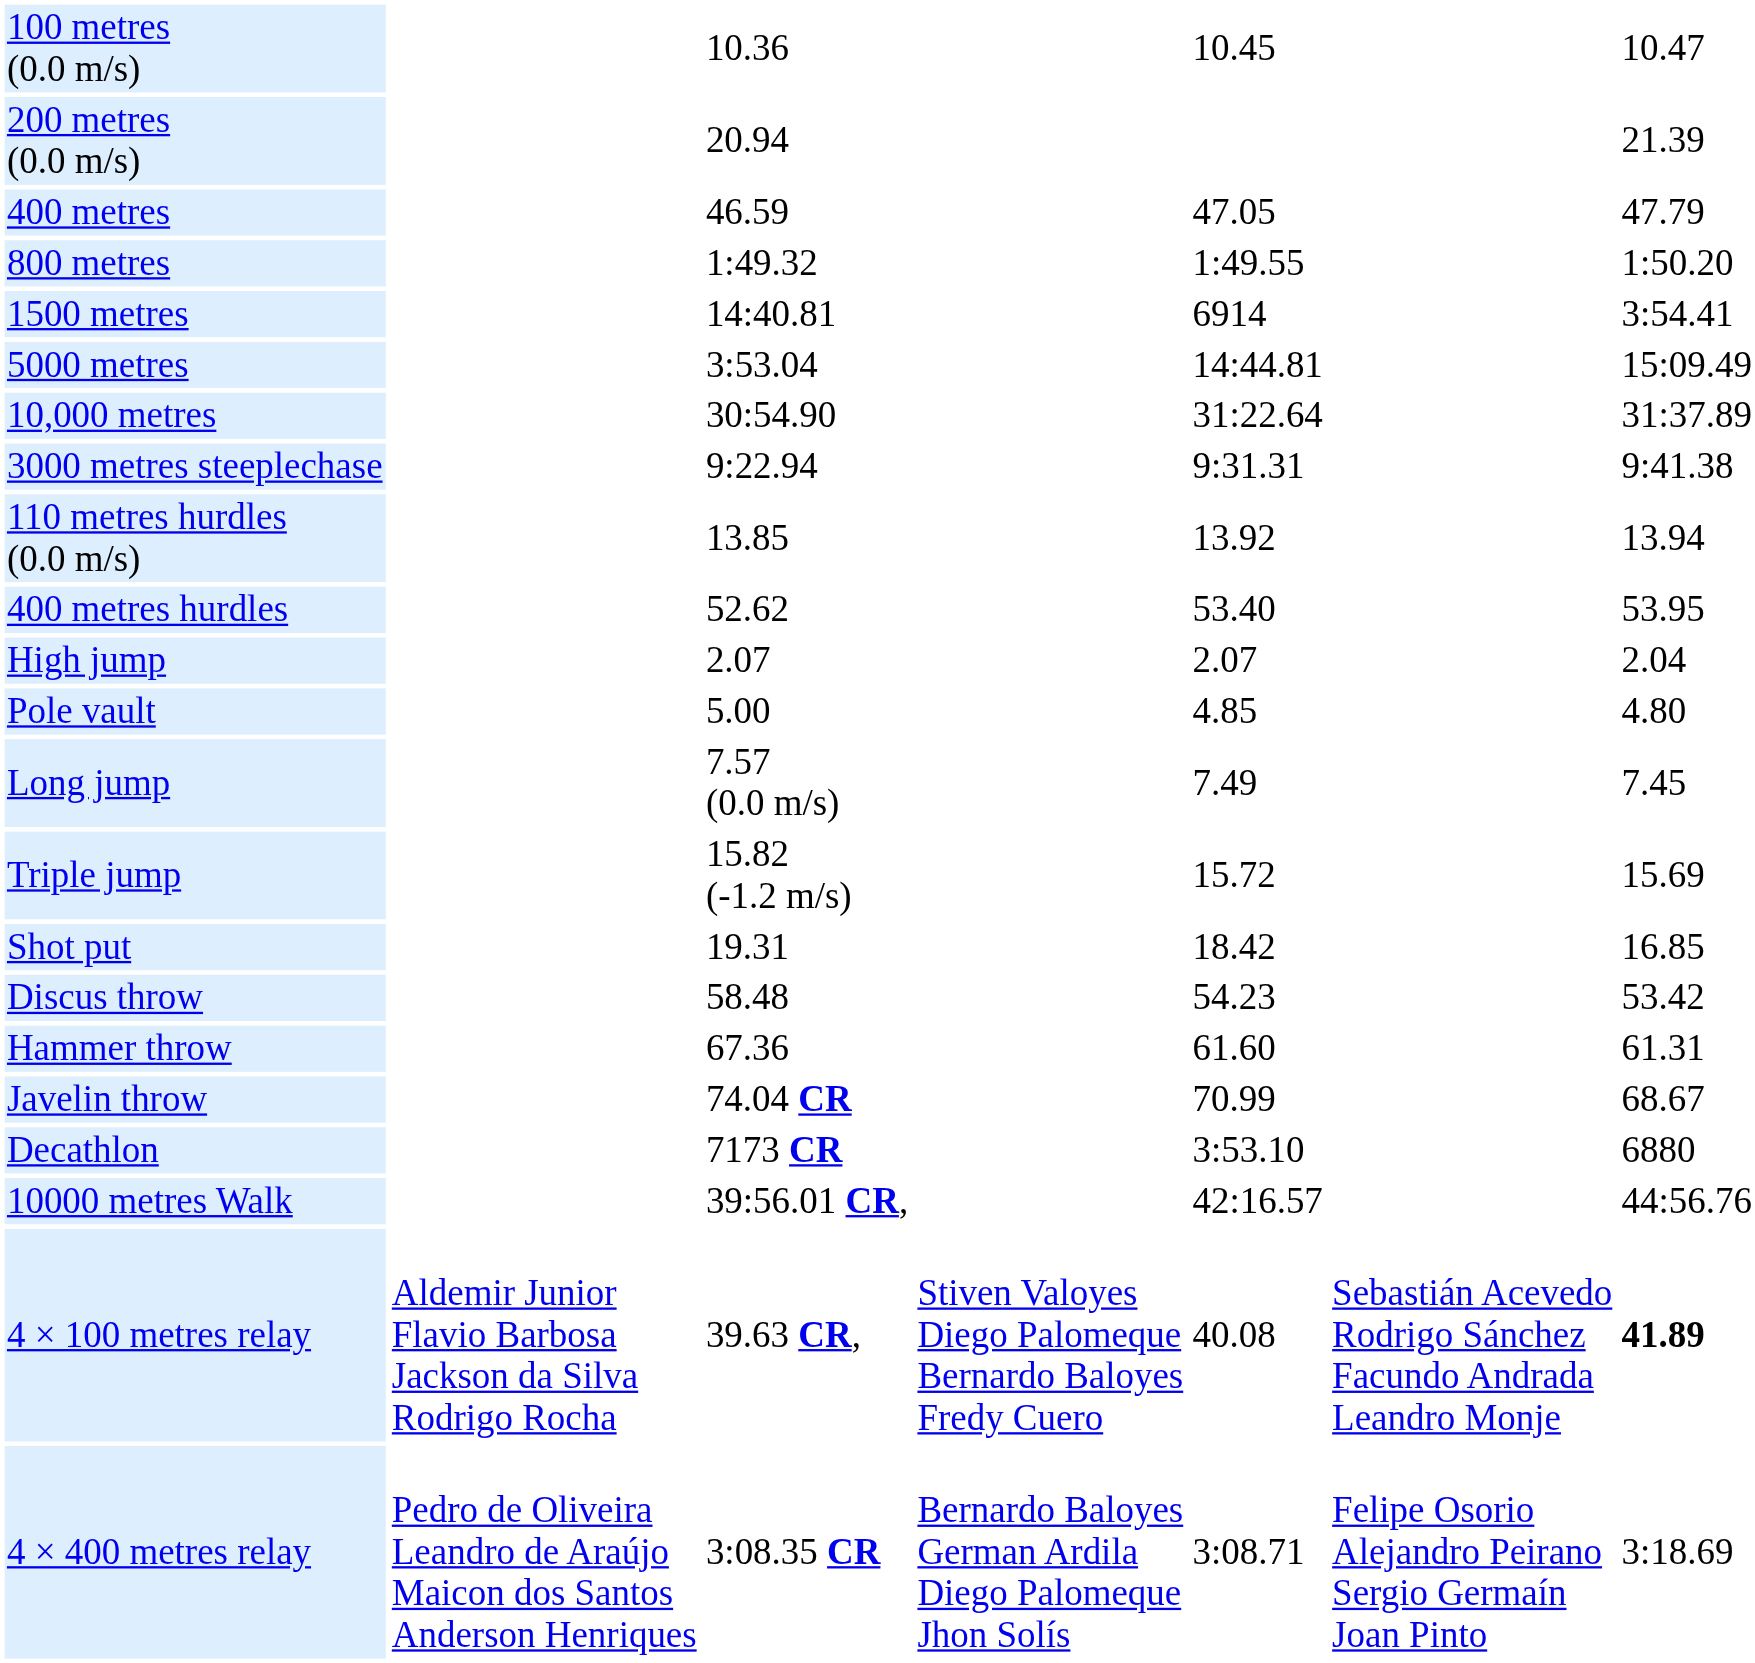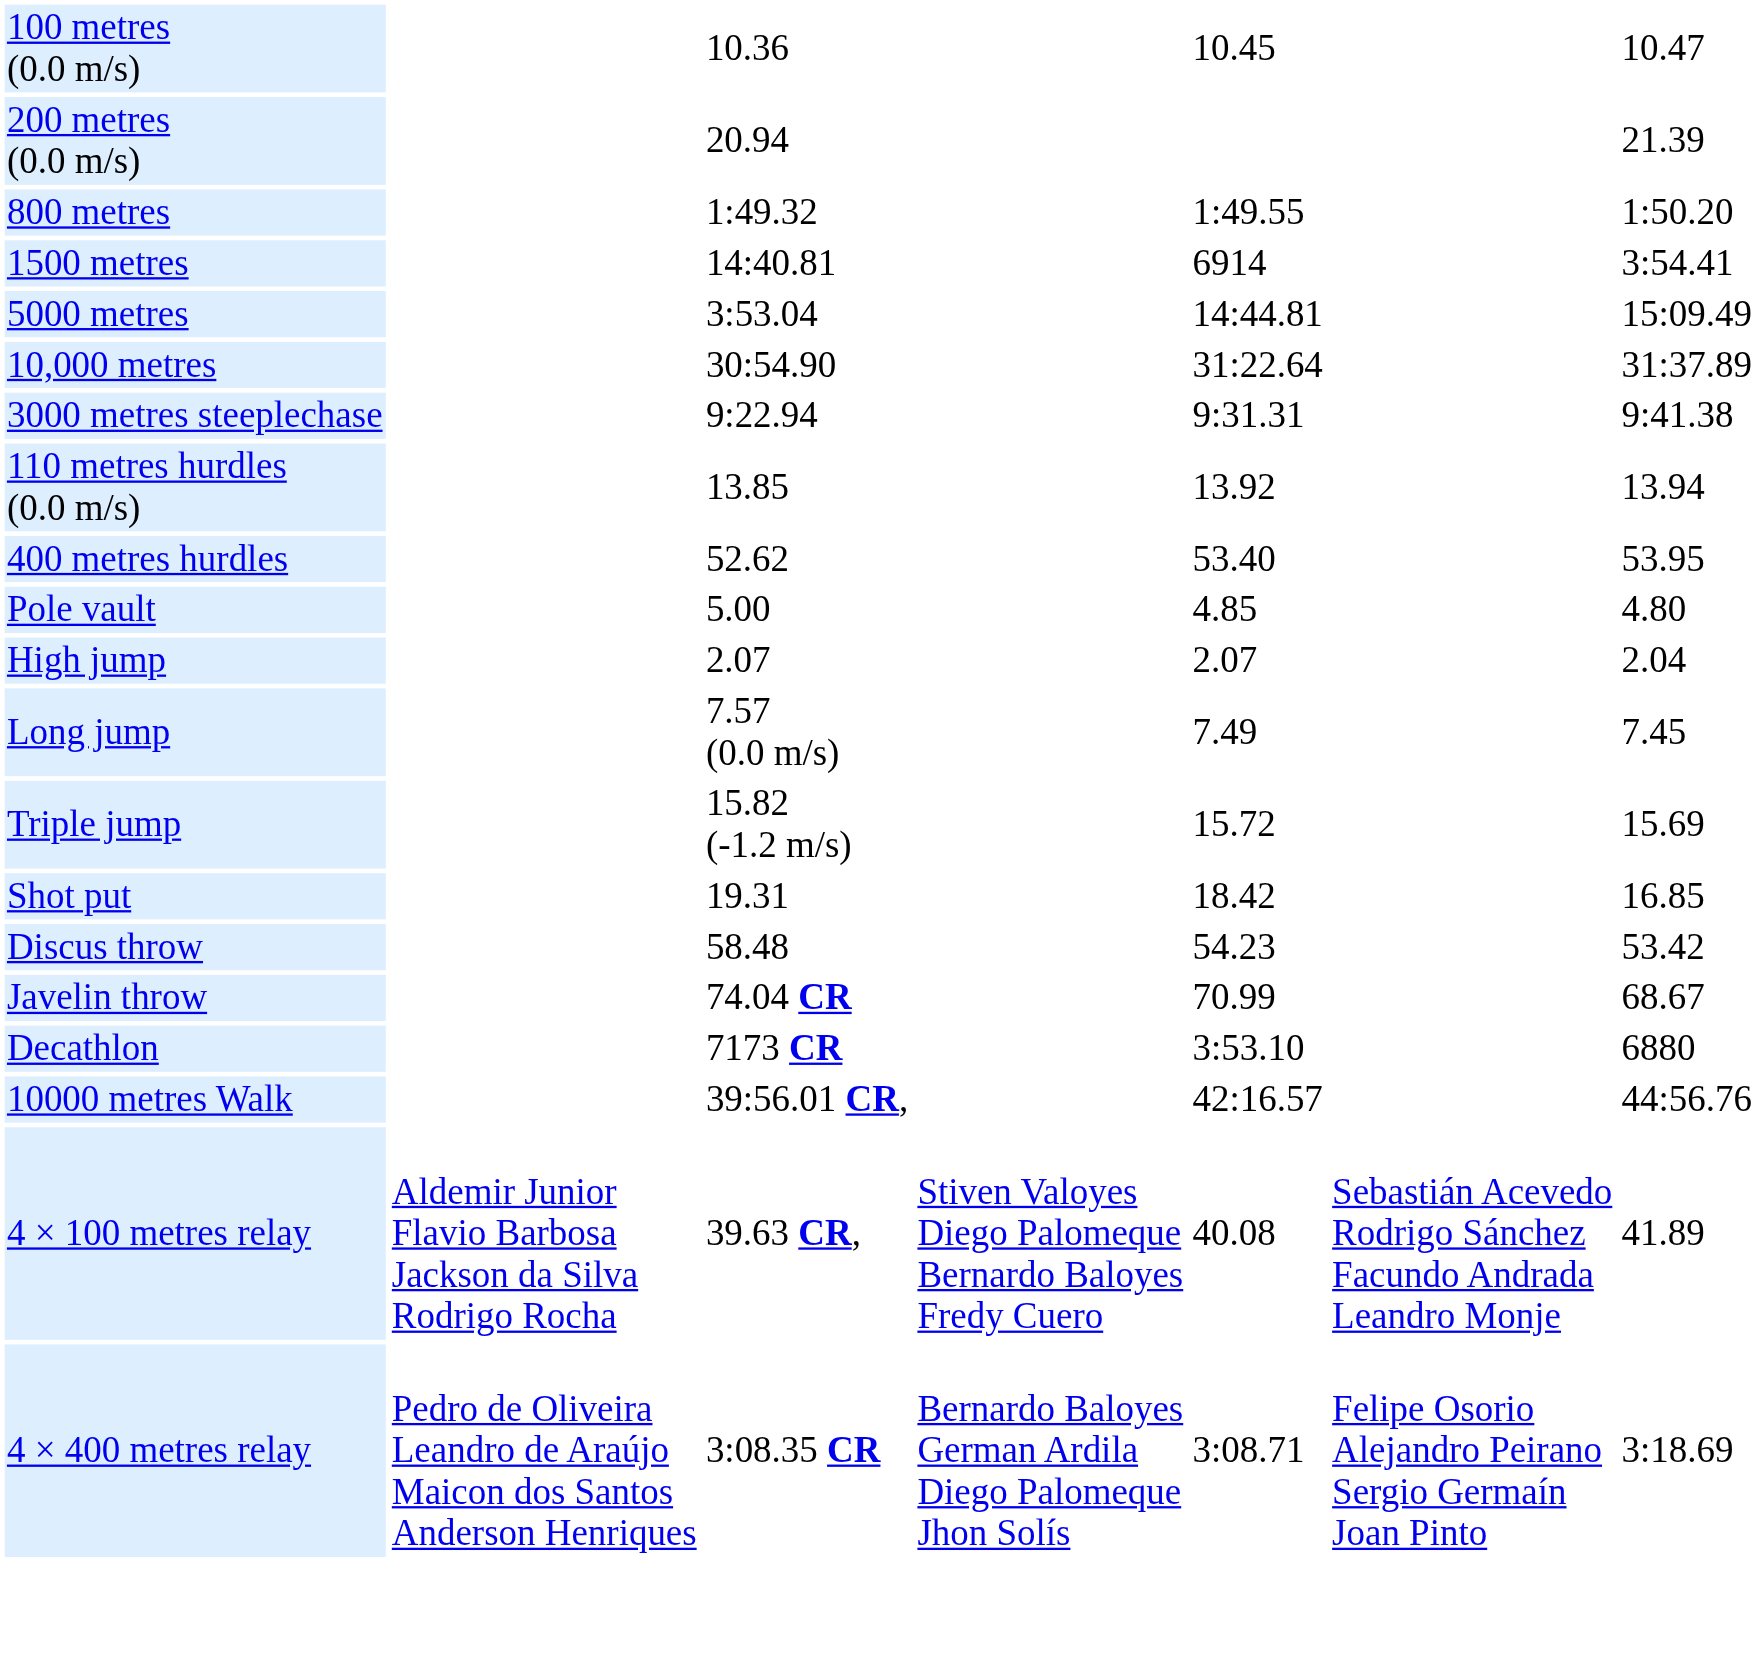- row: (89, 211)
rows swapped: (86, 660) <-> (81, 710)
- row: (119, 1048)
(1663, 1334) bold -> (1663, 1232) normal
